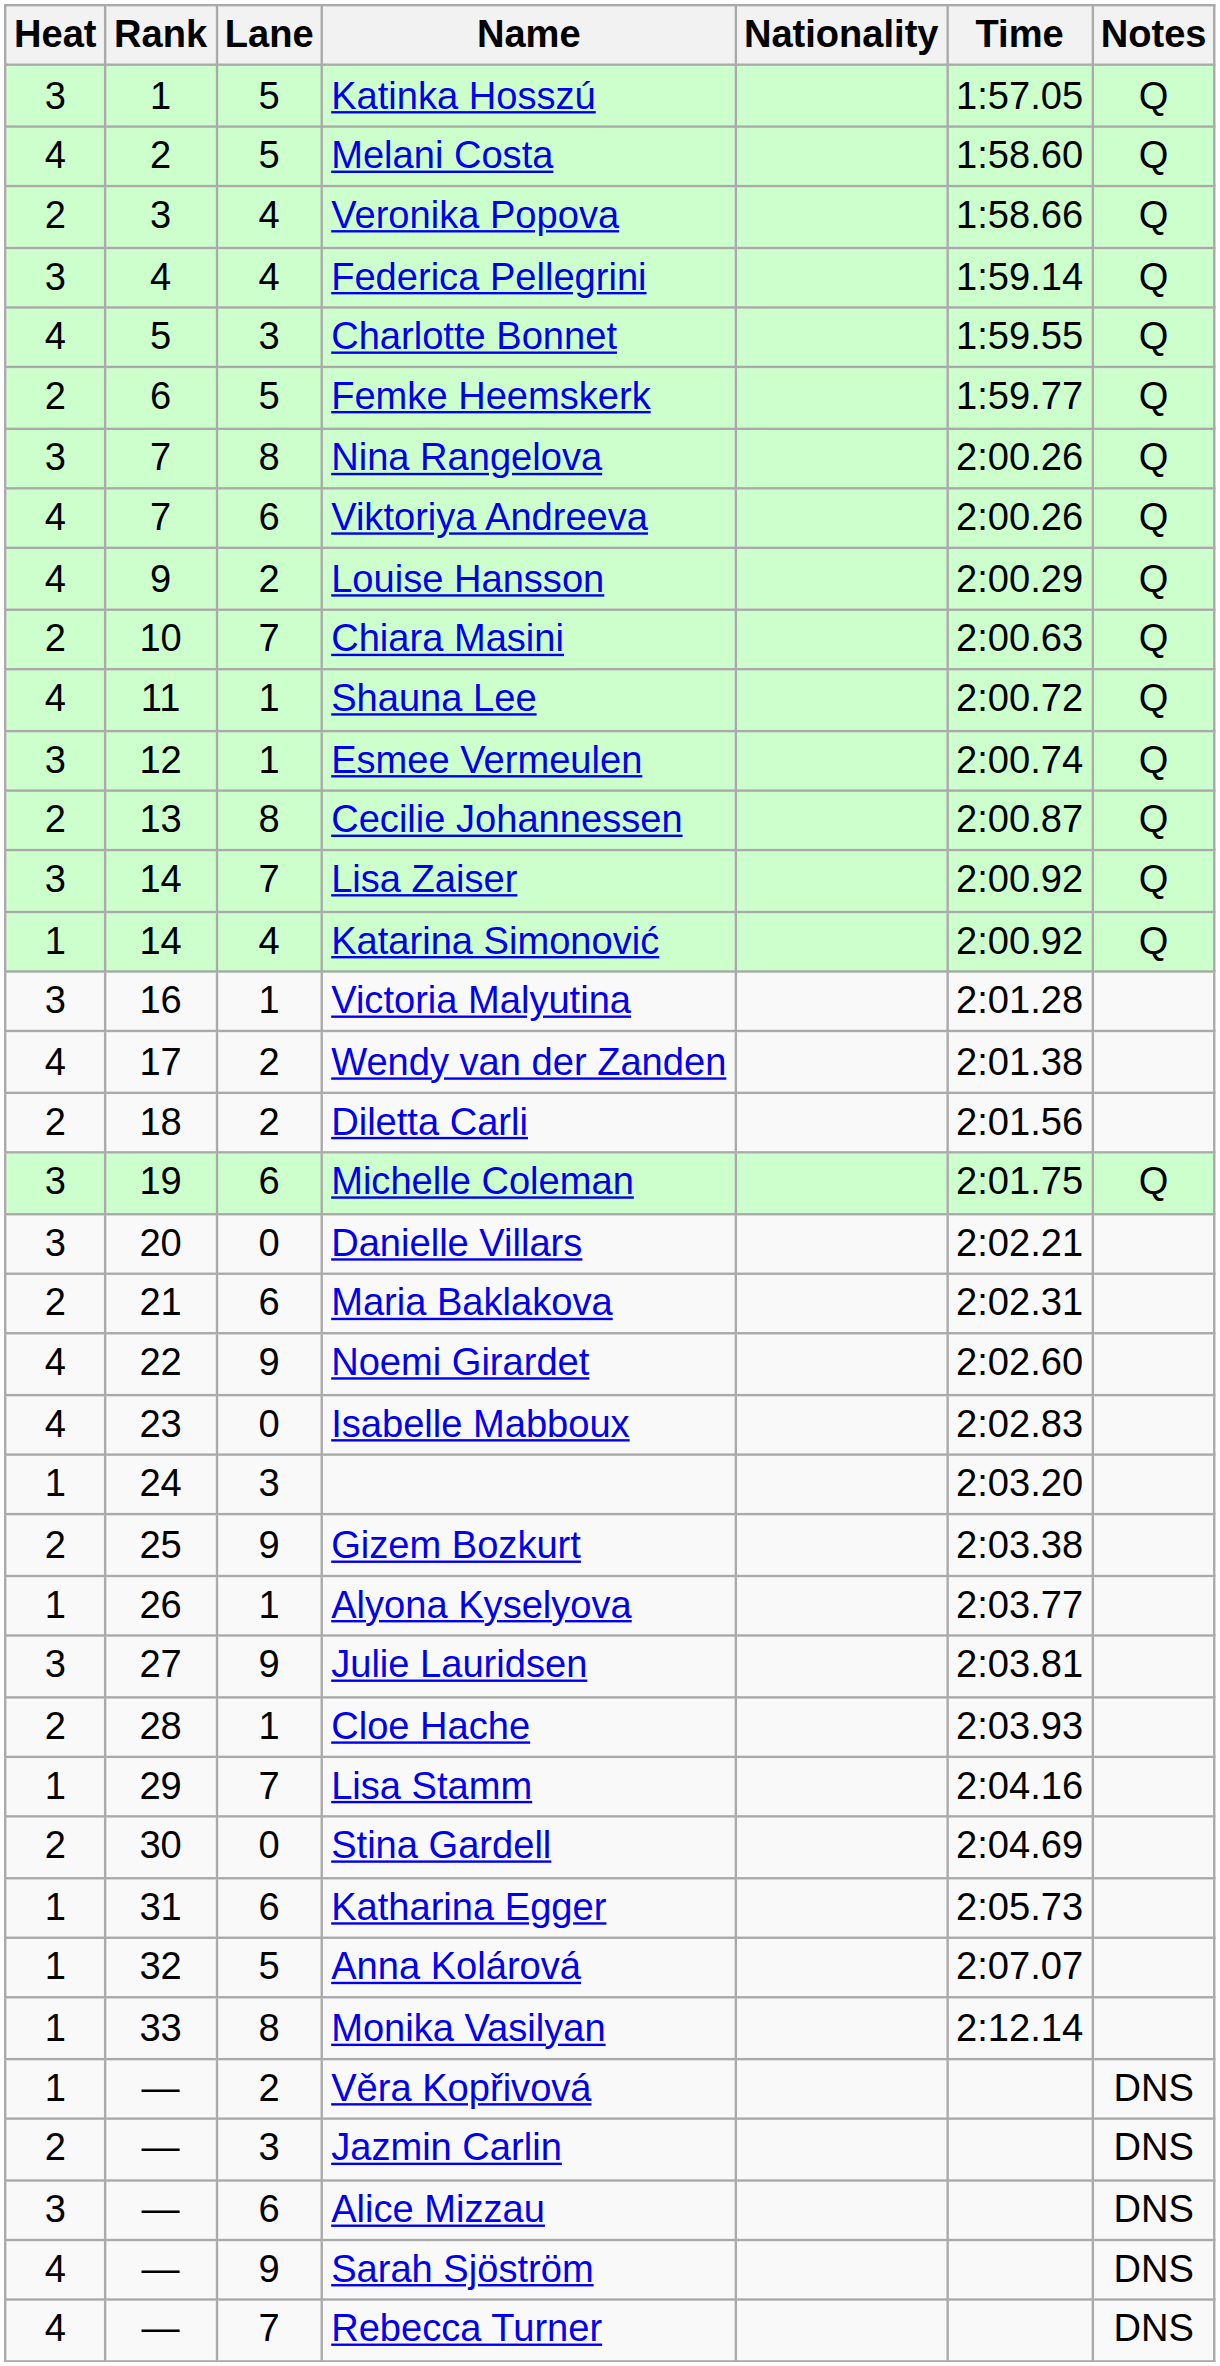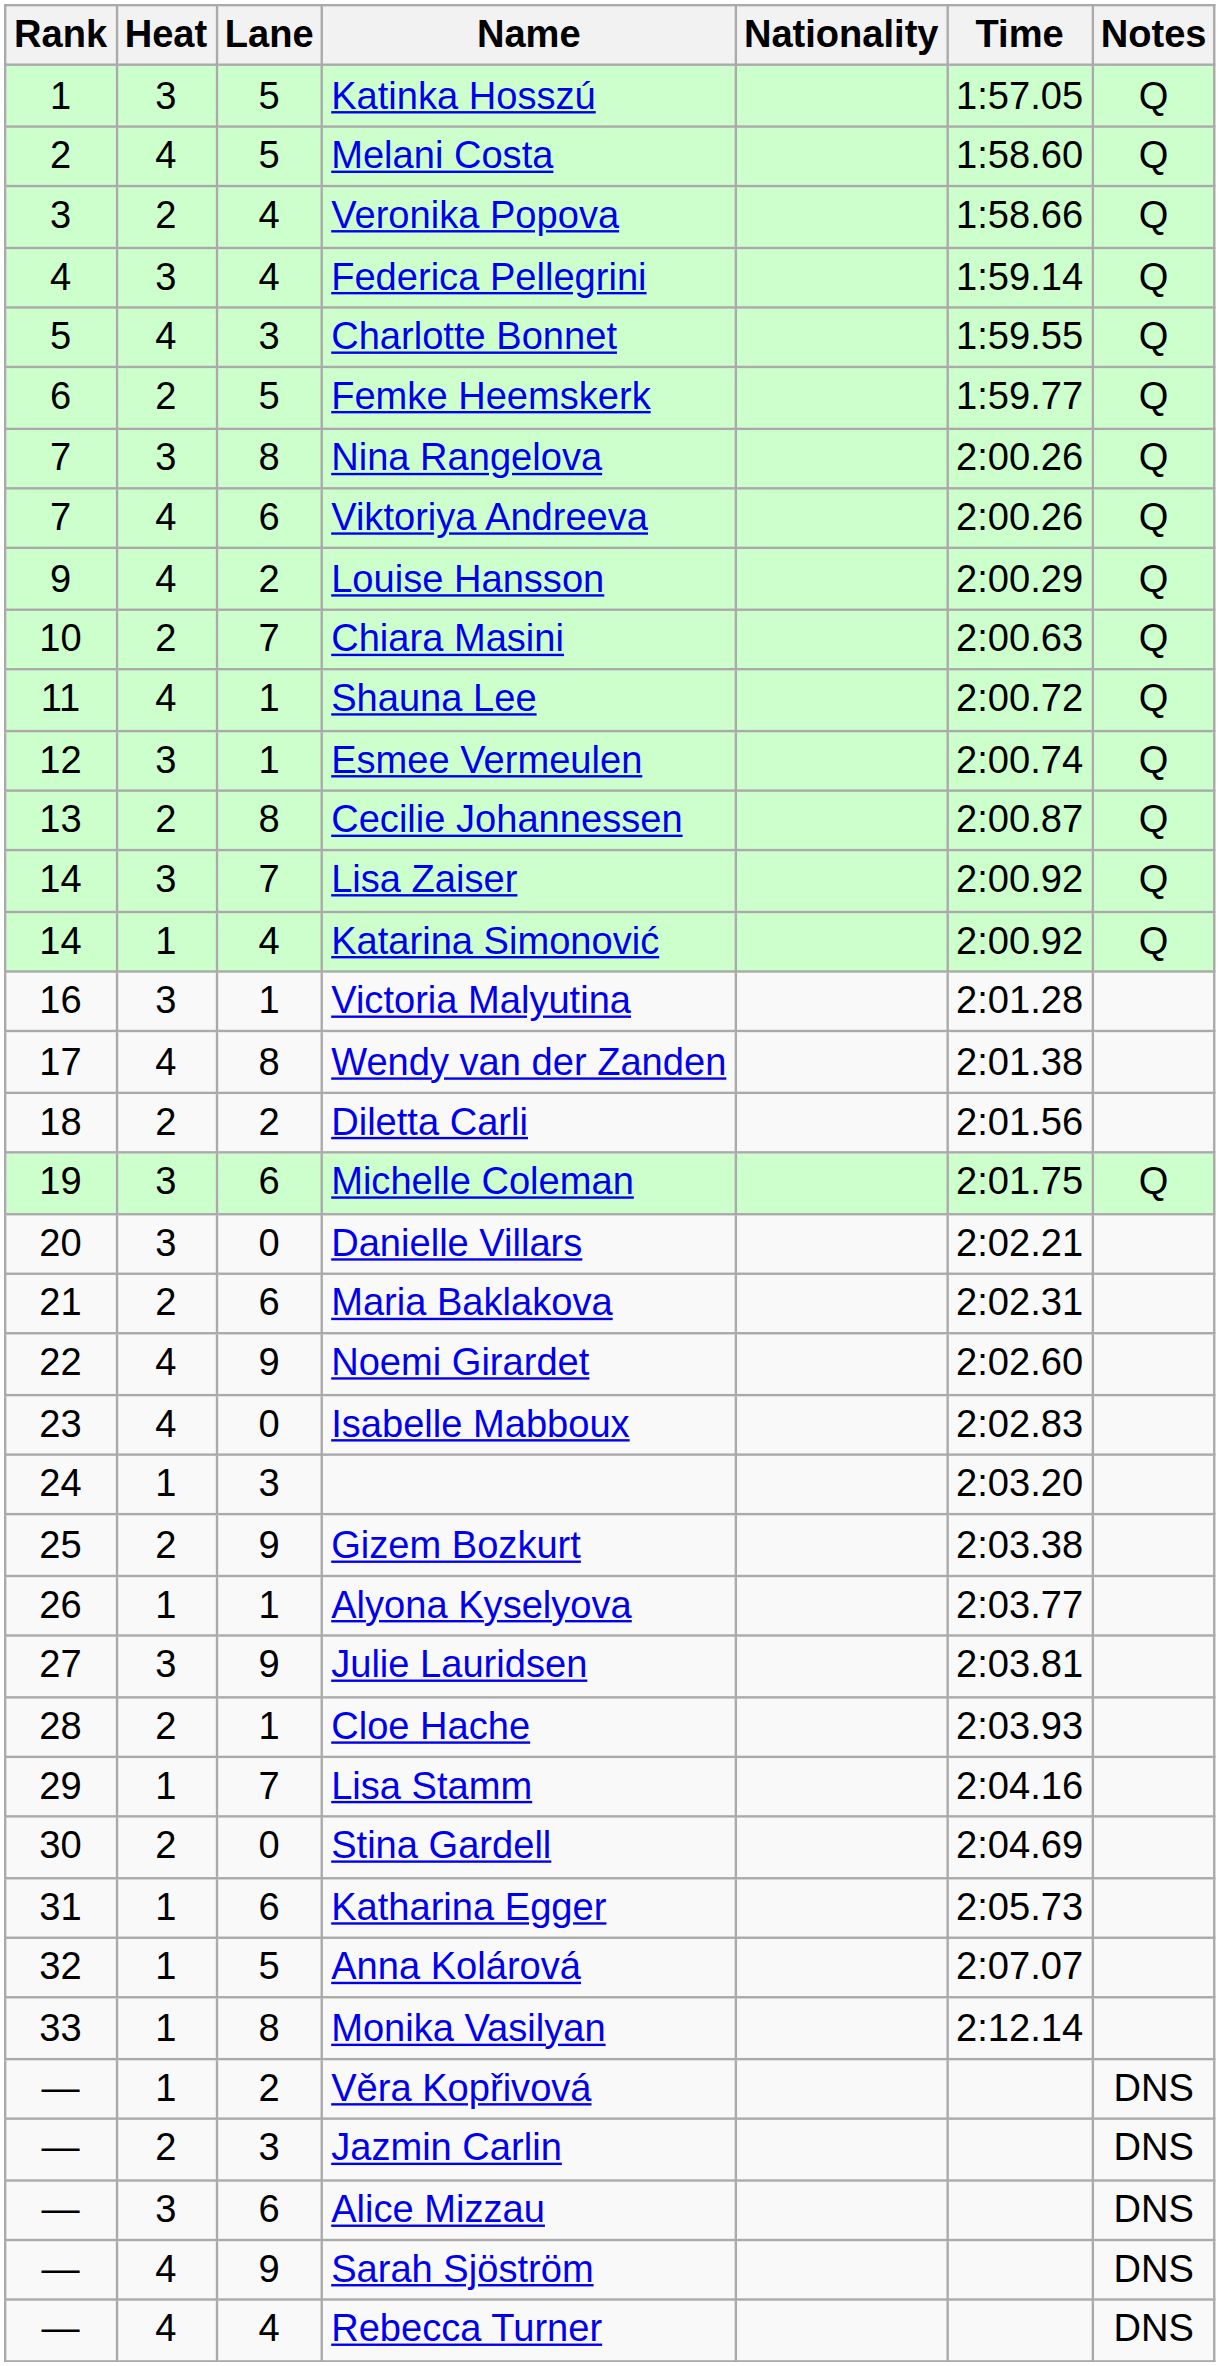columns swapped: (161, 34) <-> (55, 34)
(269, 1061) 2 -> (269, 1061) 8
(269, 2329) 7 -> (269, 2329) 4
